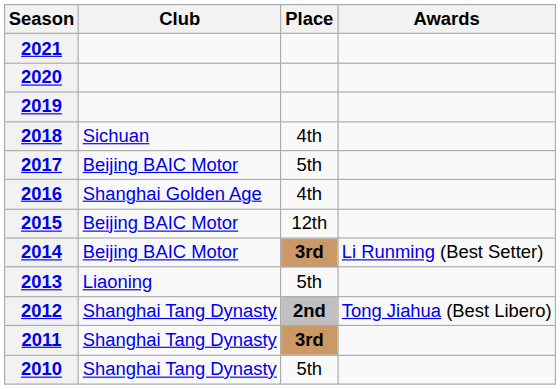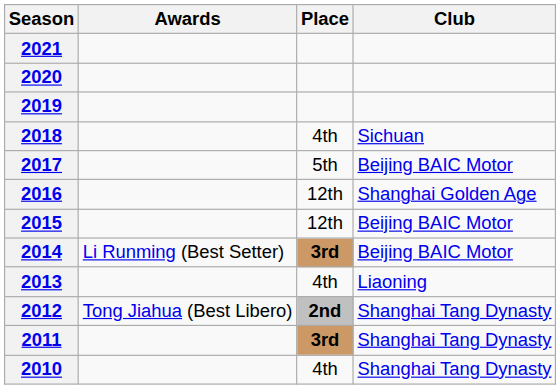columns swapped: (180, 19) <-> (447, 19)
(309, 194) 4th -> (325, 194) 12th
(309, 281) 5th -> (325, 281) 4th
(309, 369) 5th -> (325, 369) 4th
